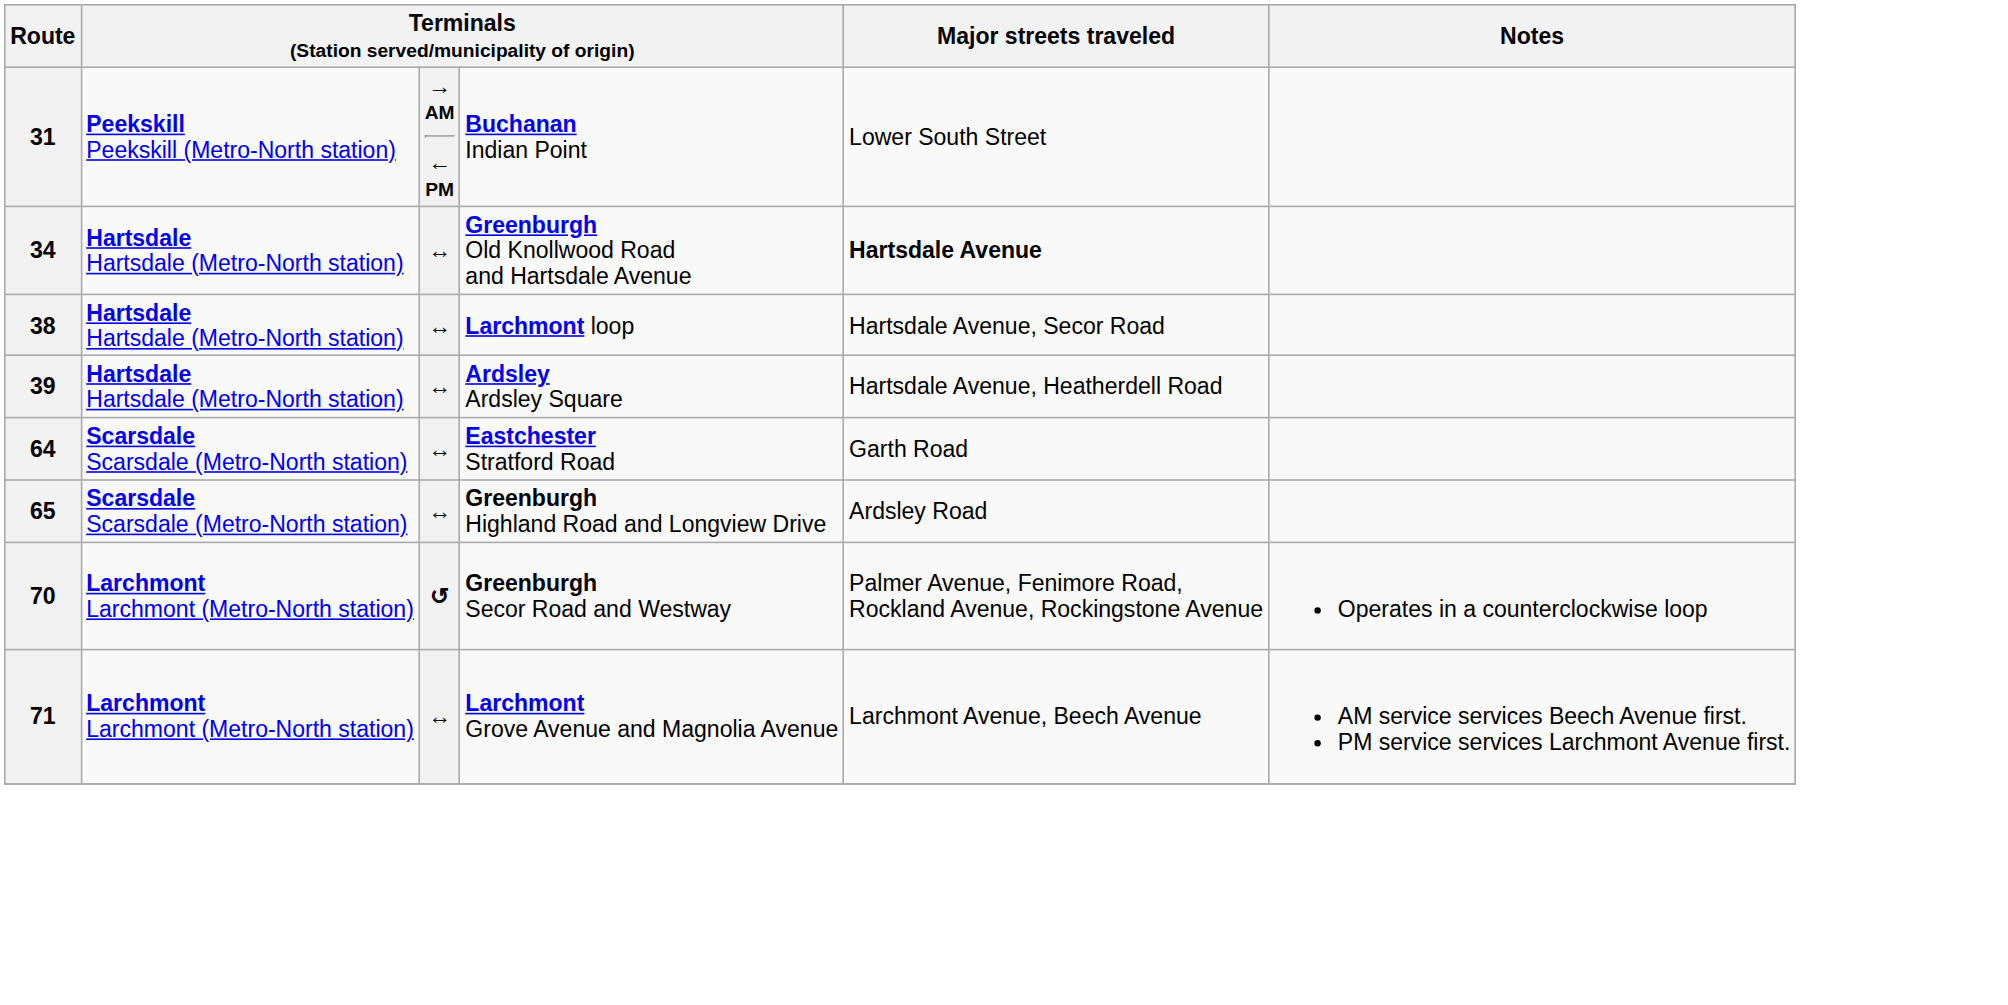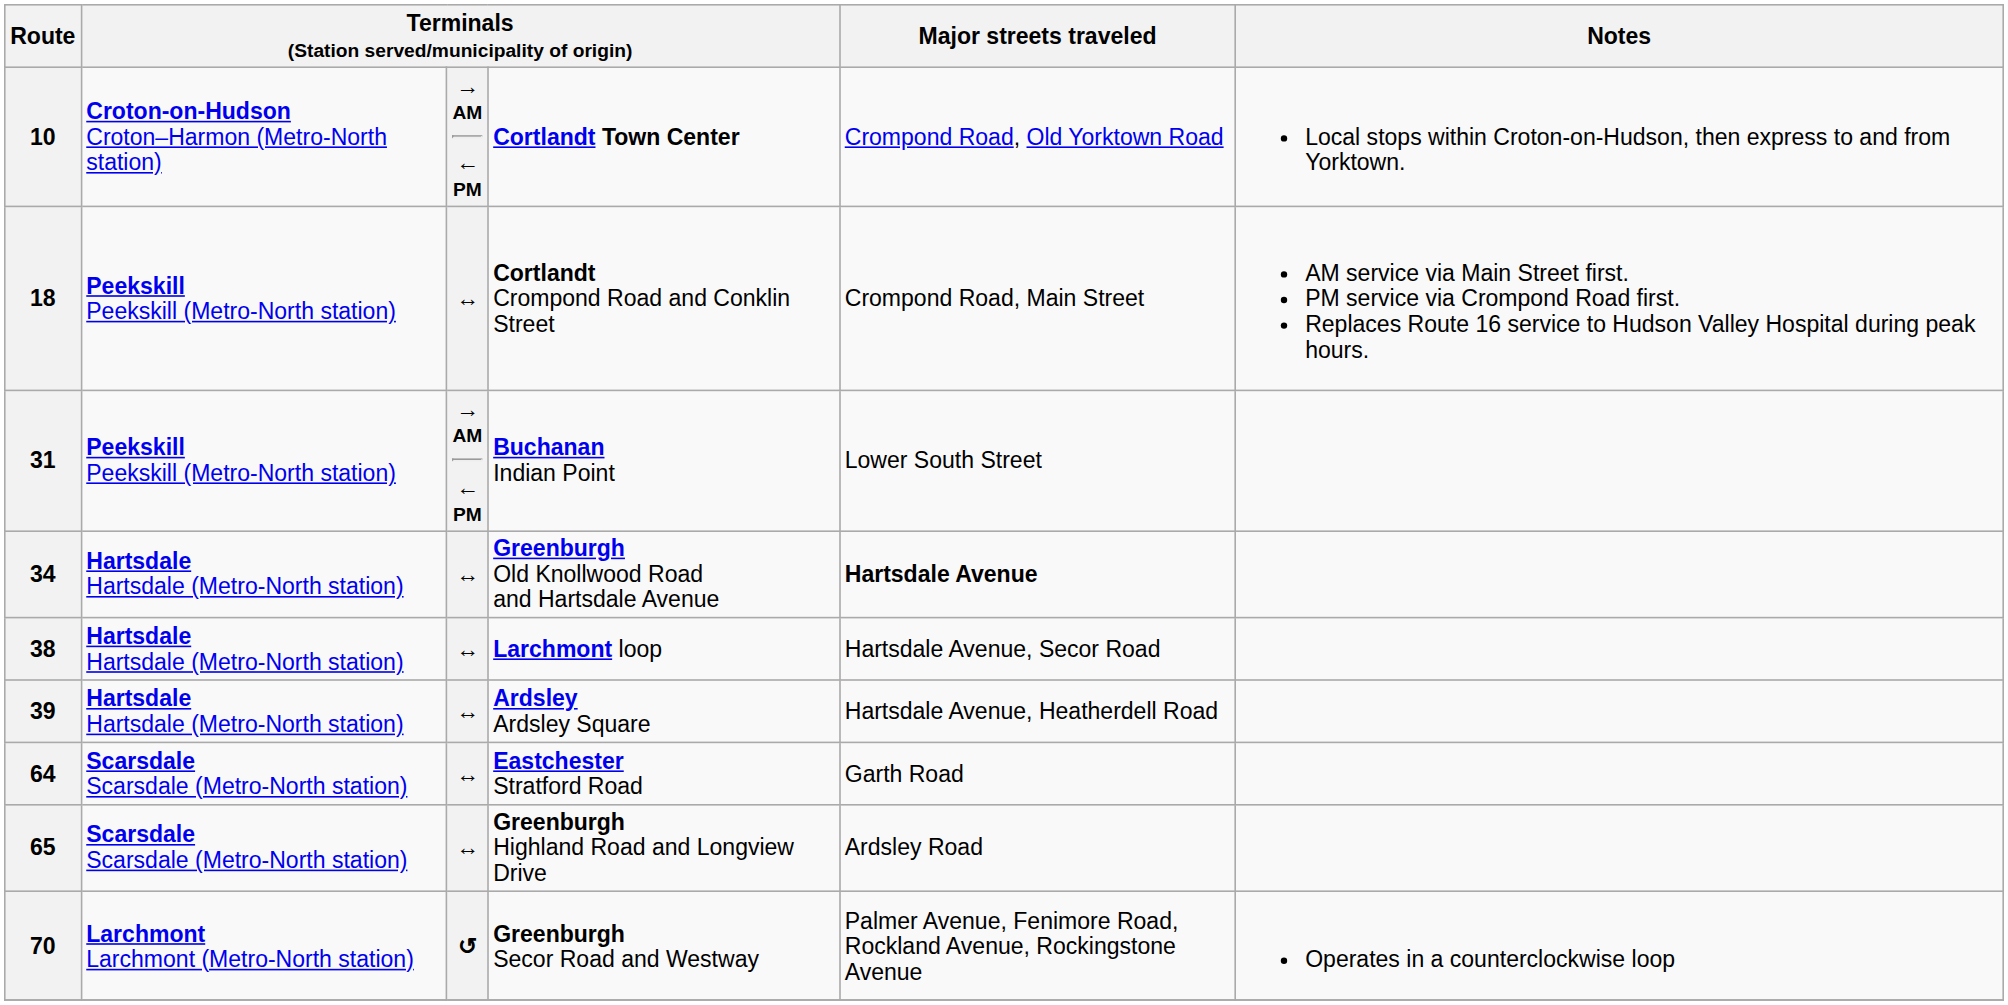+ row: (43, 137)
+ row: (43, 299)
- row: (43, 717)
